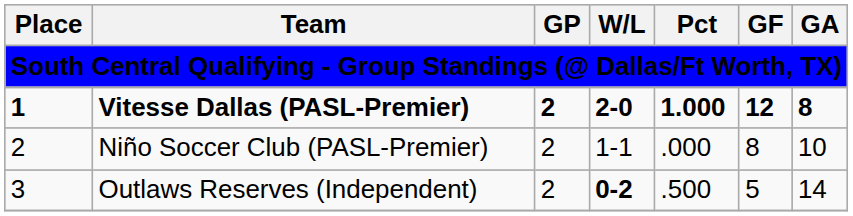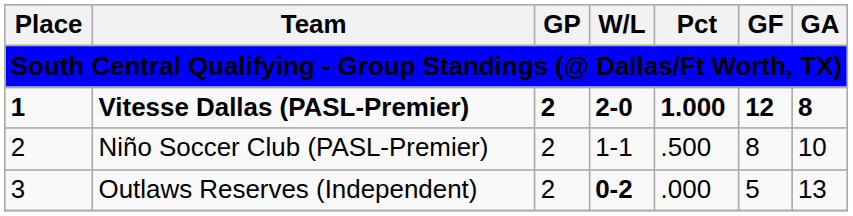(686, 148) .000 -> (686, 148) .500
(686, 189) .500 -> (686, 189) .000
(812, 189) 14 -> (812, 189) 13
